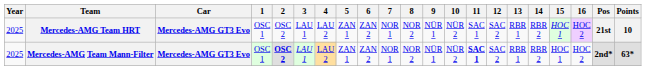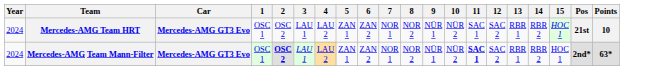- column: (582, 11)
(15, 29) 2025 -> (15, 29) 2024
(15, 53) 2025 -> (15, 53) 2024
